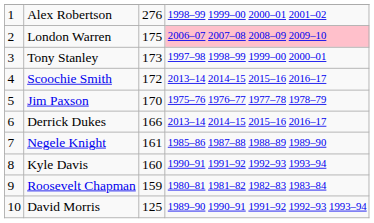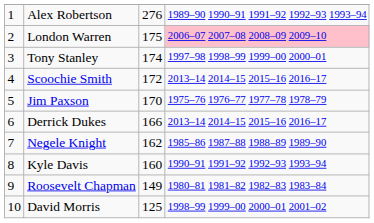(247, 15) 1998–99 1999–00 2000–01 2001–02 -> (267, 15) 1989–90 1990–91 1991–92 1992–93 1993–94
(152, 57) 173 -> (152, 57) 174
(152, 143) 161 -> (152, 143) 162
(152, 185) 159 -> (152, 185) 149
(267, 206) 1989–90 1990–91 1991–92 1992–93 1993–94 -> (247, 206) 1998–99 1999–00 2000–01 2001–02
